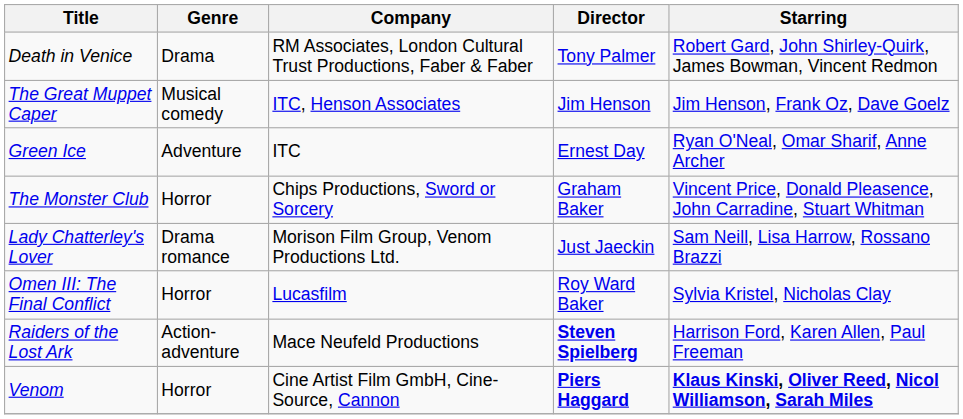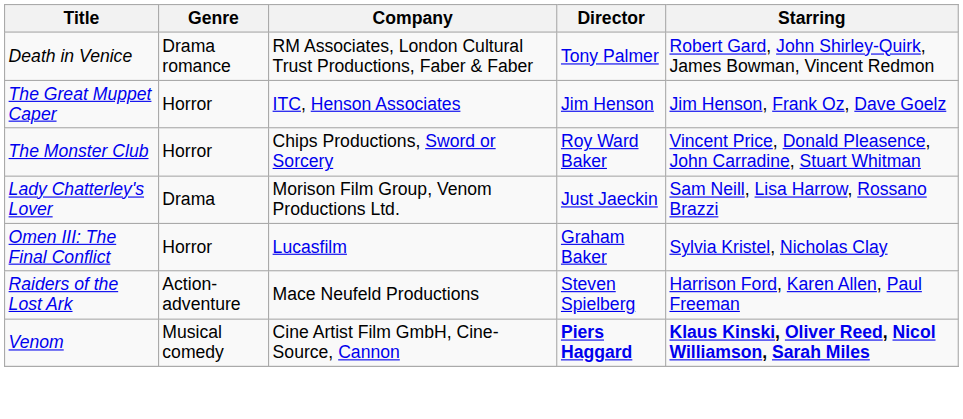(188, 56) Drama -> (197, 56) Drama romance
(192, 103) Musical comedy -> (187, 103) Horror
- row: (47, 151)
(589, 199) Graham Baker -> (600, 151) Roy Ward Baker
(196, 247) Drama romance -> (189, 199) Drama
(596, 294) Roy Ward Baker -> (593, 247) Graham Baker
(598, 342) bold -> (598, 294) normal
(186, 390) Horror -> (193, 342) Musical comedy
